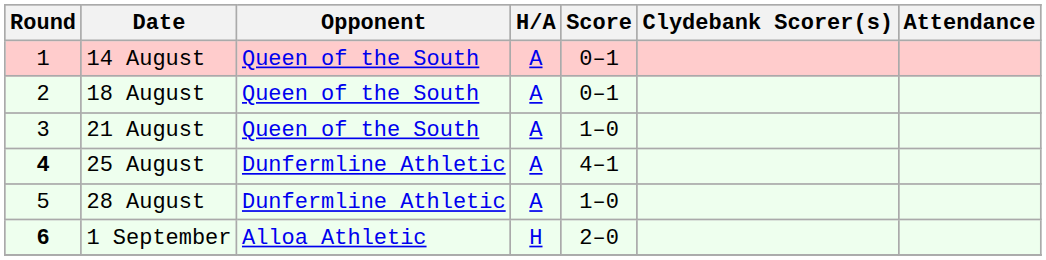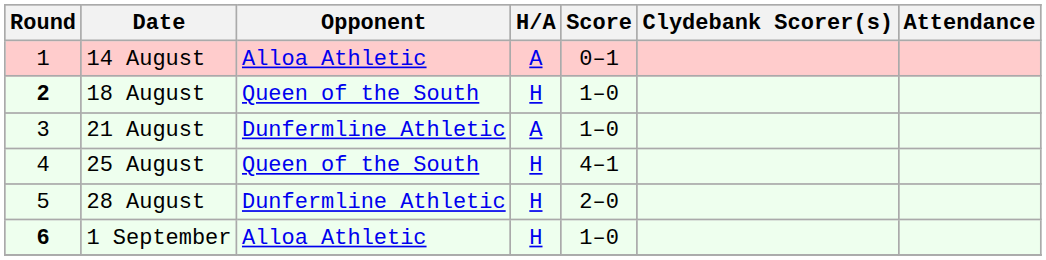(361, 59) Queen of the South -> (334, 59) Alloa Athletic
(43, 94) normal -> (43, 94) bold
(536, 94) A -> (536, 94) H
(599, 94) 0–1 -> (599, 94) 1–0
(361, 130) Queen of the South -> (374, 130) Dunfermline Athletic
(43, 166) bold -> (43, 166) normal
(374, 166) Dunfermline Athletic -> (361, 166) Queen of the South
(536, 166) A -> (536, 166) H
(536, 202) A -> (536, 202) H
(599, 202) 1–0 -> (599, 202) 2–0
(599, 238) 2–0 -> (599, 238) 1–0
